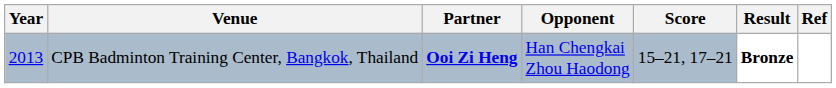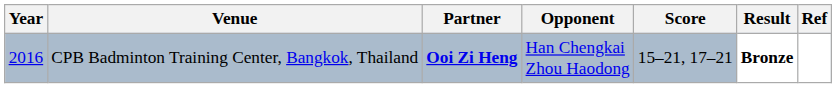(26, 57) 2013 -> (26, 57) 2016
